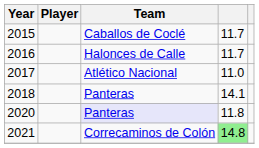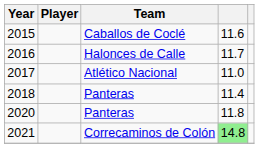(233, 34) 11.7 -> (233, 34) 11.6
(233, 93) 14.1 -> (233, 93) 11.4
(109, 113) lavender background -> (109, 113) no background
